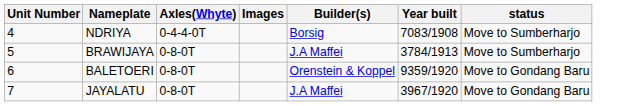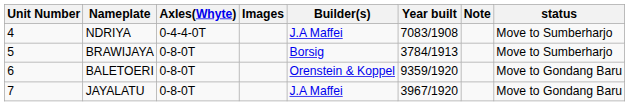+ column: (477, 14)
(307, 33) Borsig -> (316, 33) J.A Maffei
(316, 52) J.A Maffei -> (307, 52) Borsig
